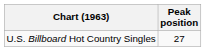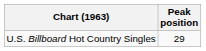(179, 38) 27 -> (179, 38) 29
